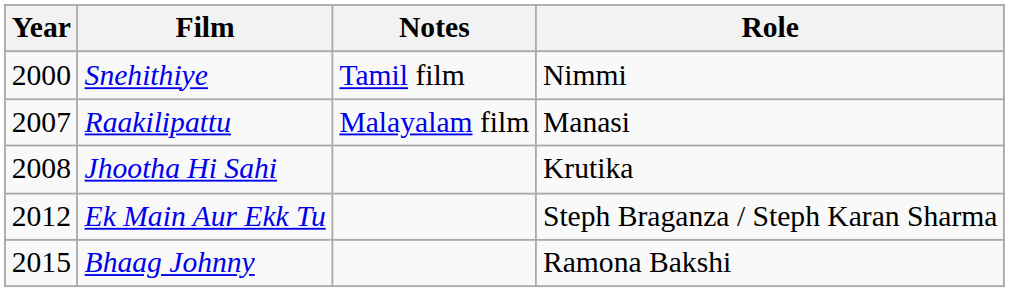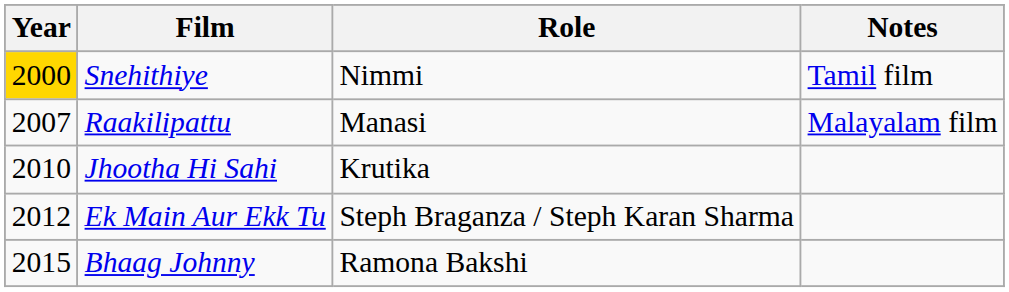columns swapped: (770, 27) <-> (434, 27)
(41, 74) no background -> (41, 74) gold background
(41, 168) 2008 -> (41, 168) 2010
